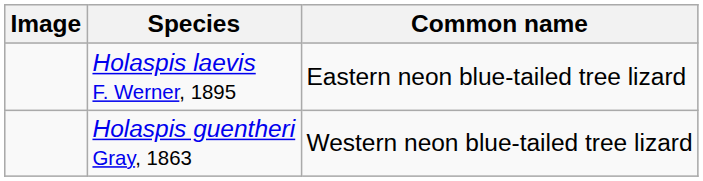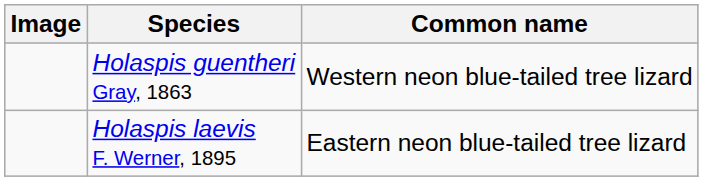rows swapped: (194, 142) <-> (174, 76)
